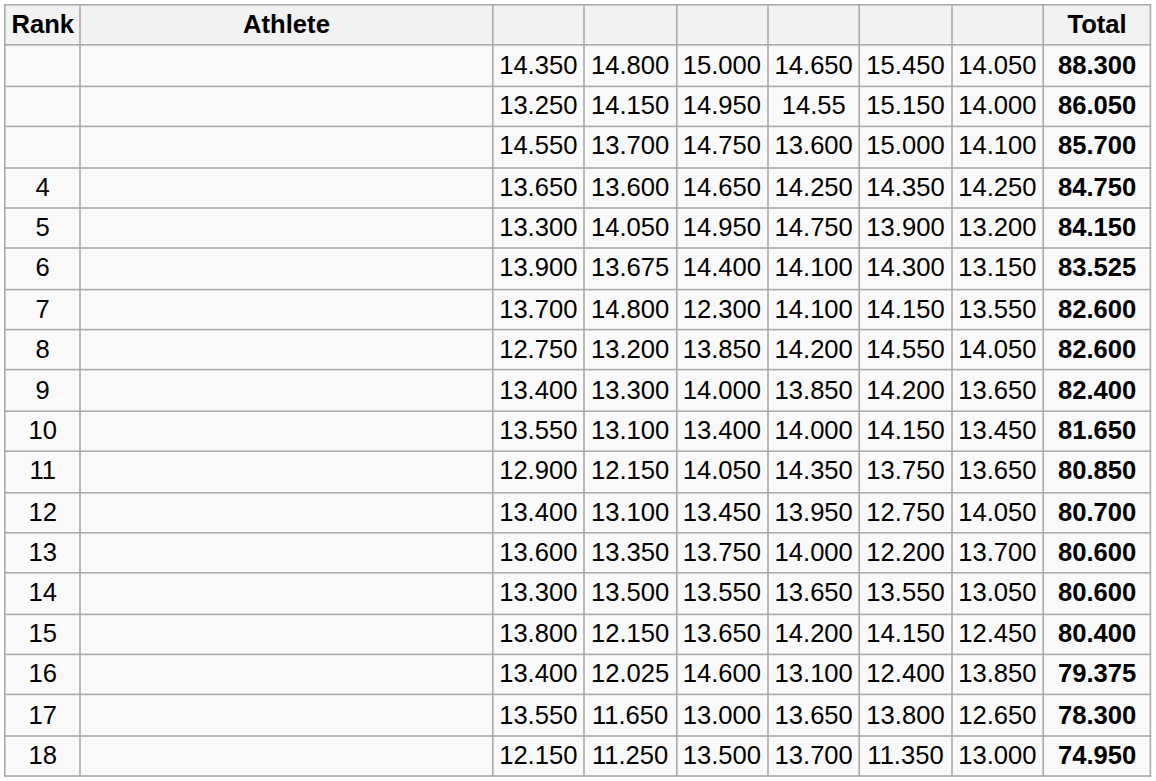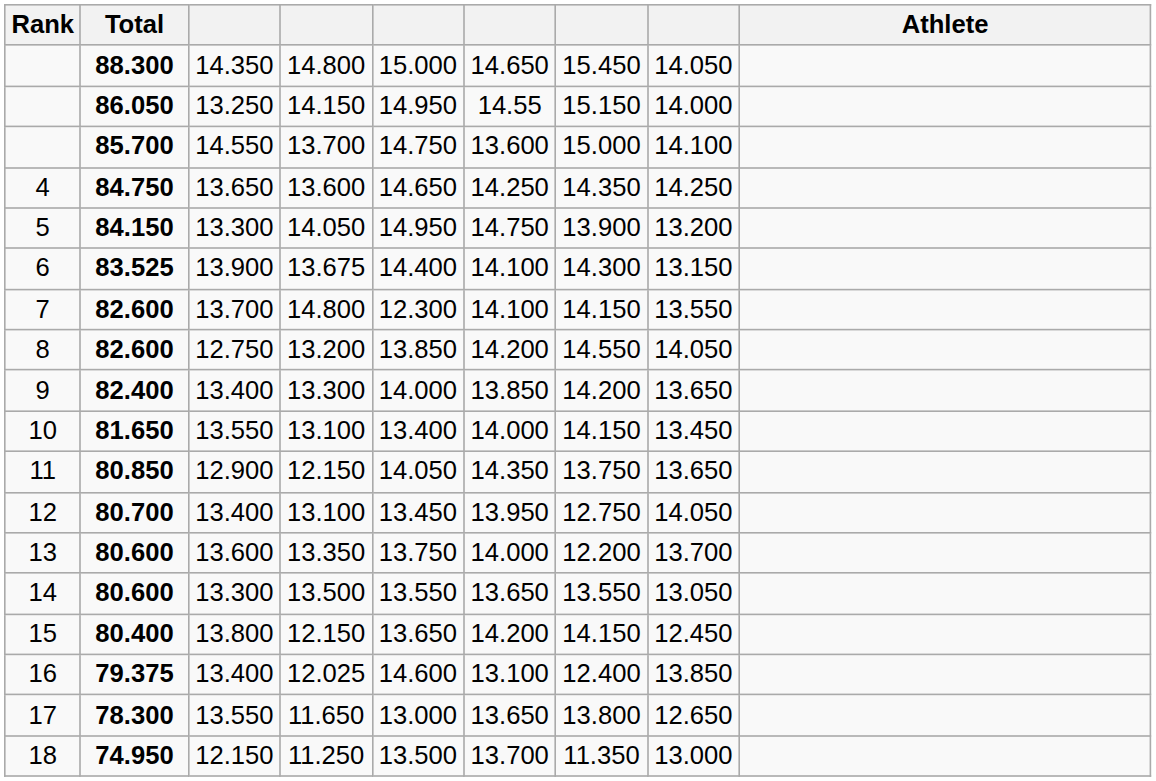columns swapped: (286, 24) <-> (1097, 24)
